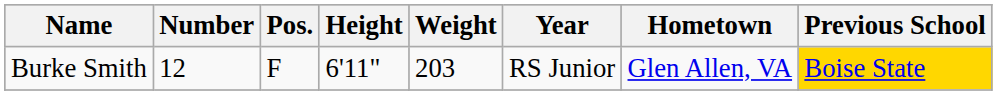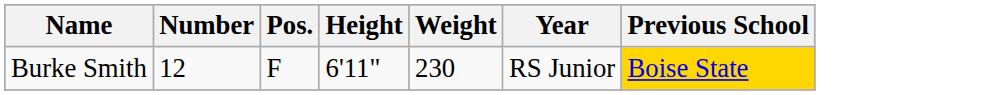- column: (710, 25)
(435, 68) 203 -> (435, 68) 230
